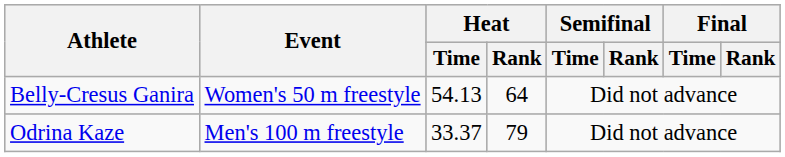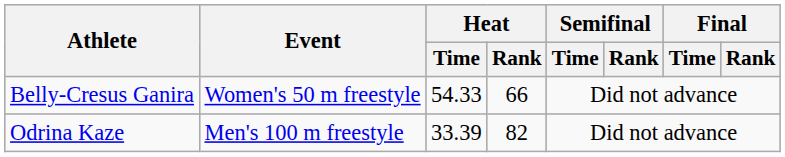(456, 95) 54.13 -> (456, 95) 54.33
(517, 95) 64 -> (517, 95) 66
(456, 132) 33.37 -> (456, 132) 33.39
(517, 132) 79 -> (517, 132) 82
